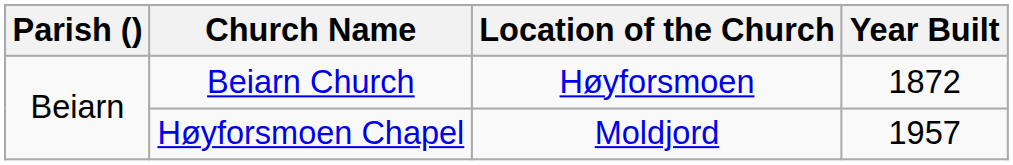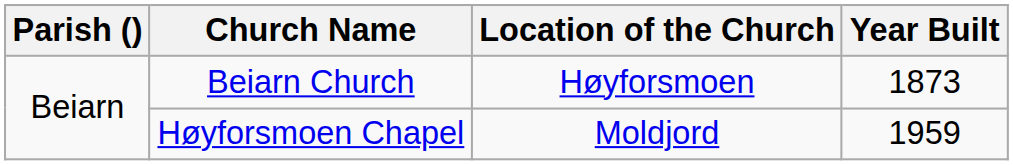(925, 81) 1872 -> (925, 81) 1873
(925, 133) 1957 -> (925, 133) 1959
